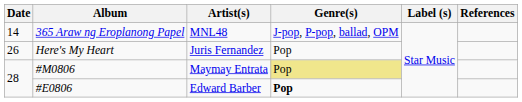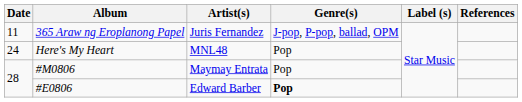(13, 32) 14 -> (13, 32) 11
(209, 32) MNL48 -> (227, 32) Juris Fernandez
(13, 50) 26 -> (13, 50) 24
(227, 50) Juris Fernandez -> (209, 50) MNL48
(282, 69) khaki background -> (282, 69) no background
